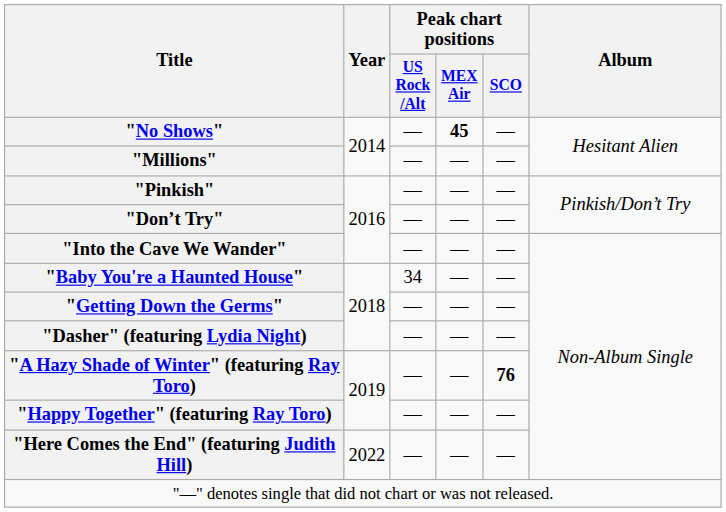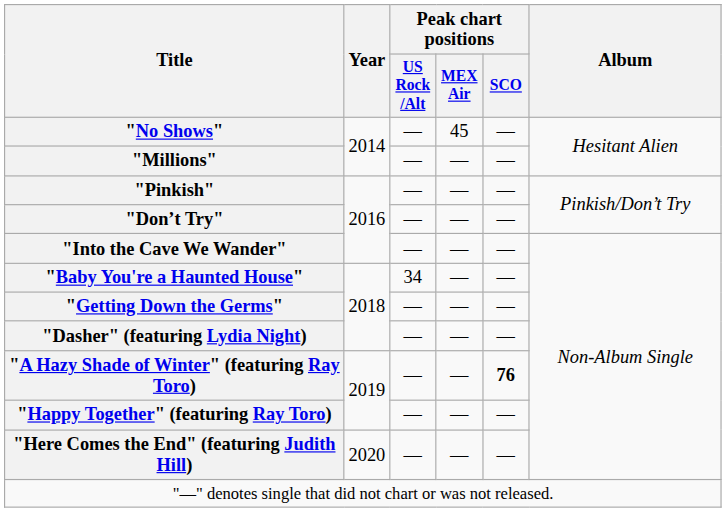(459, 131) bold -> (459, 131) normal
(367, 454) 2022 -> (367, 454) 2020
